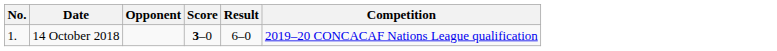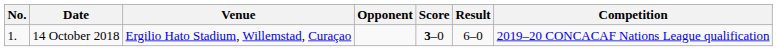+ column: (238, 14)
